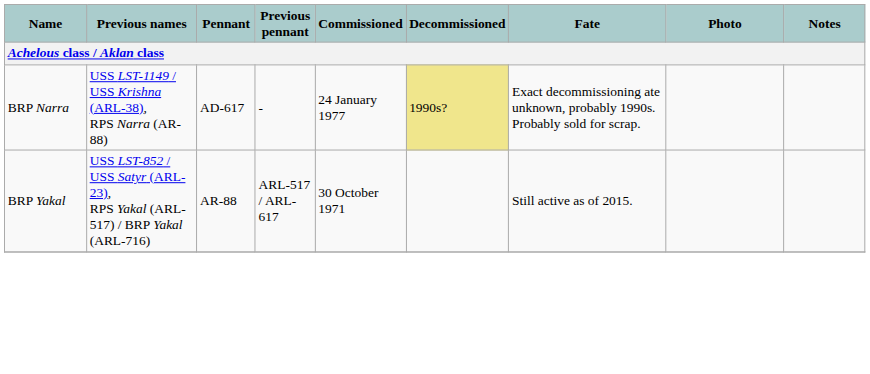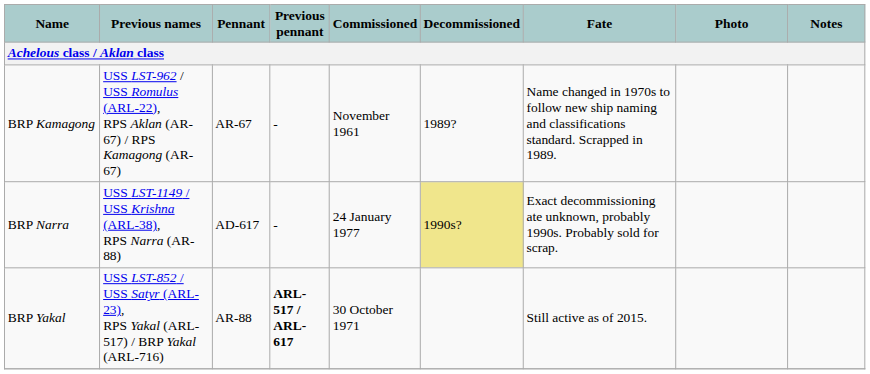+ row: (51, 122)
(284, 200) normal -> (290, 317) bold
